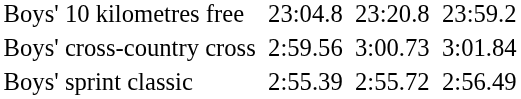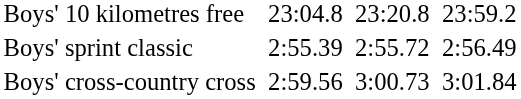rows swapped: (98, 81) <-> (130, 48)
